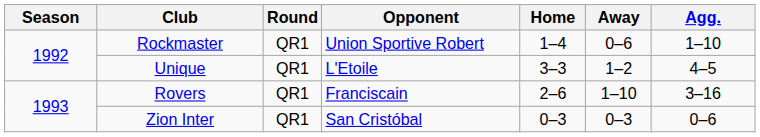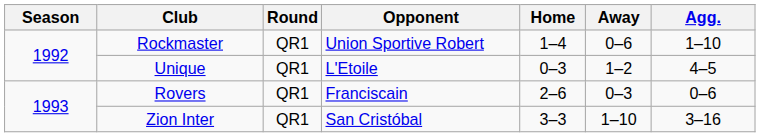(553, 68) 3–3 -> (553, 68) 0–3
(619, 94) 1–10 -> (619, 94) 0–3
(703, 94) 3–16 -> (703, 94) 0–6
(553, 119) 0–3 -> (553, 119) 3–3
(619, 119) 0–3 -> (619, 119) 1–10
(703, 119) 0–6 -> (703, 119) 3–16
